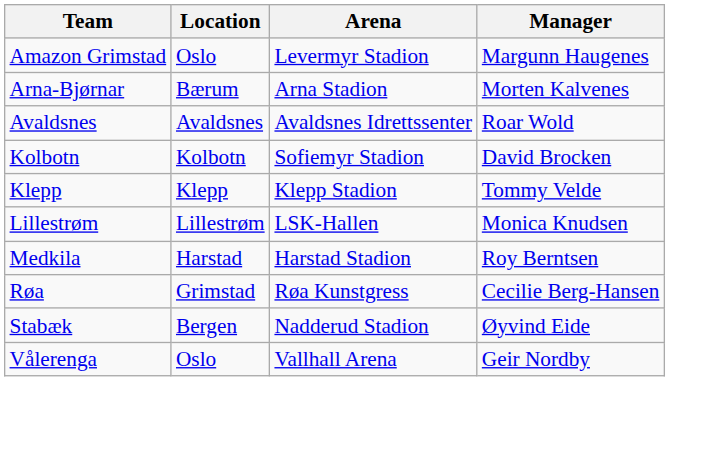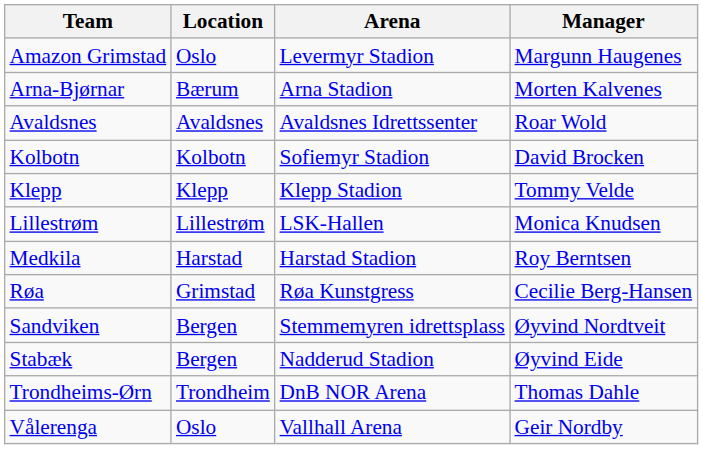+ row: (54, 325)
+ row: (81, 392)
